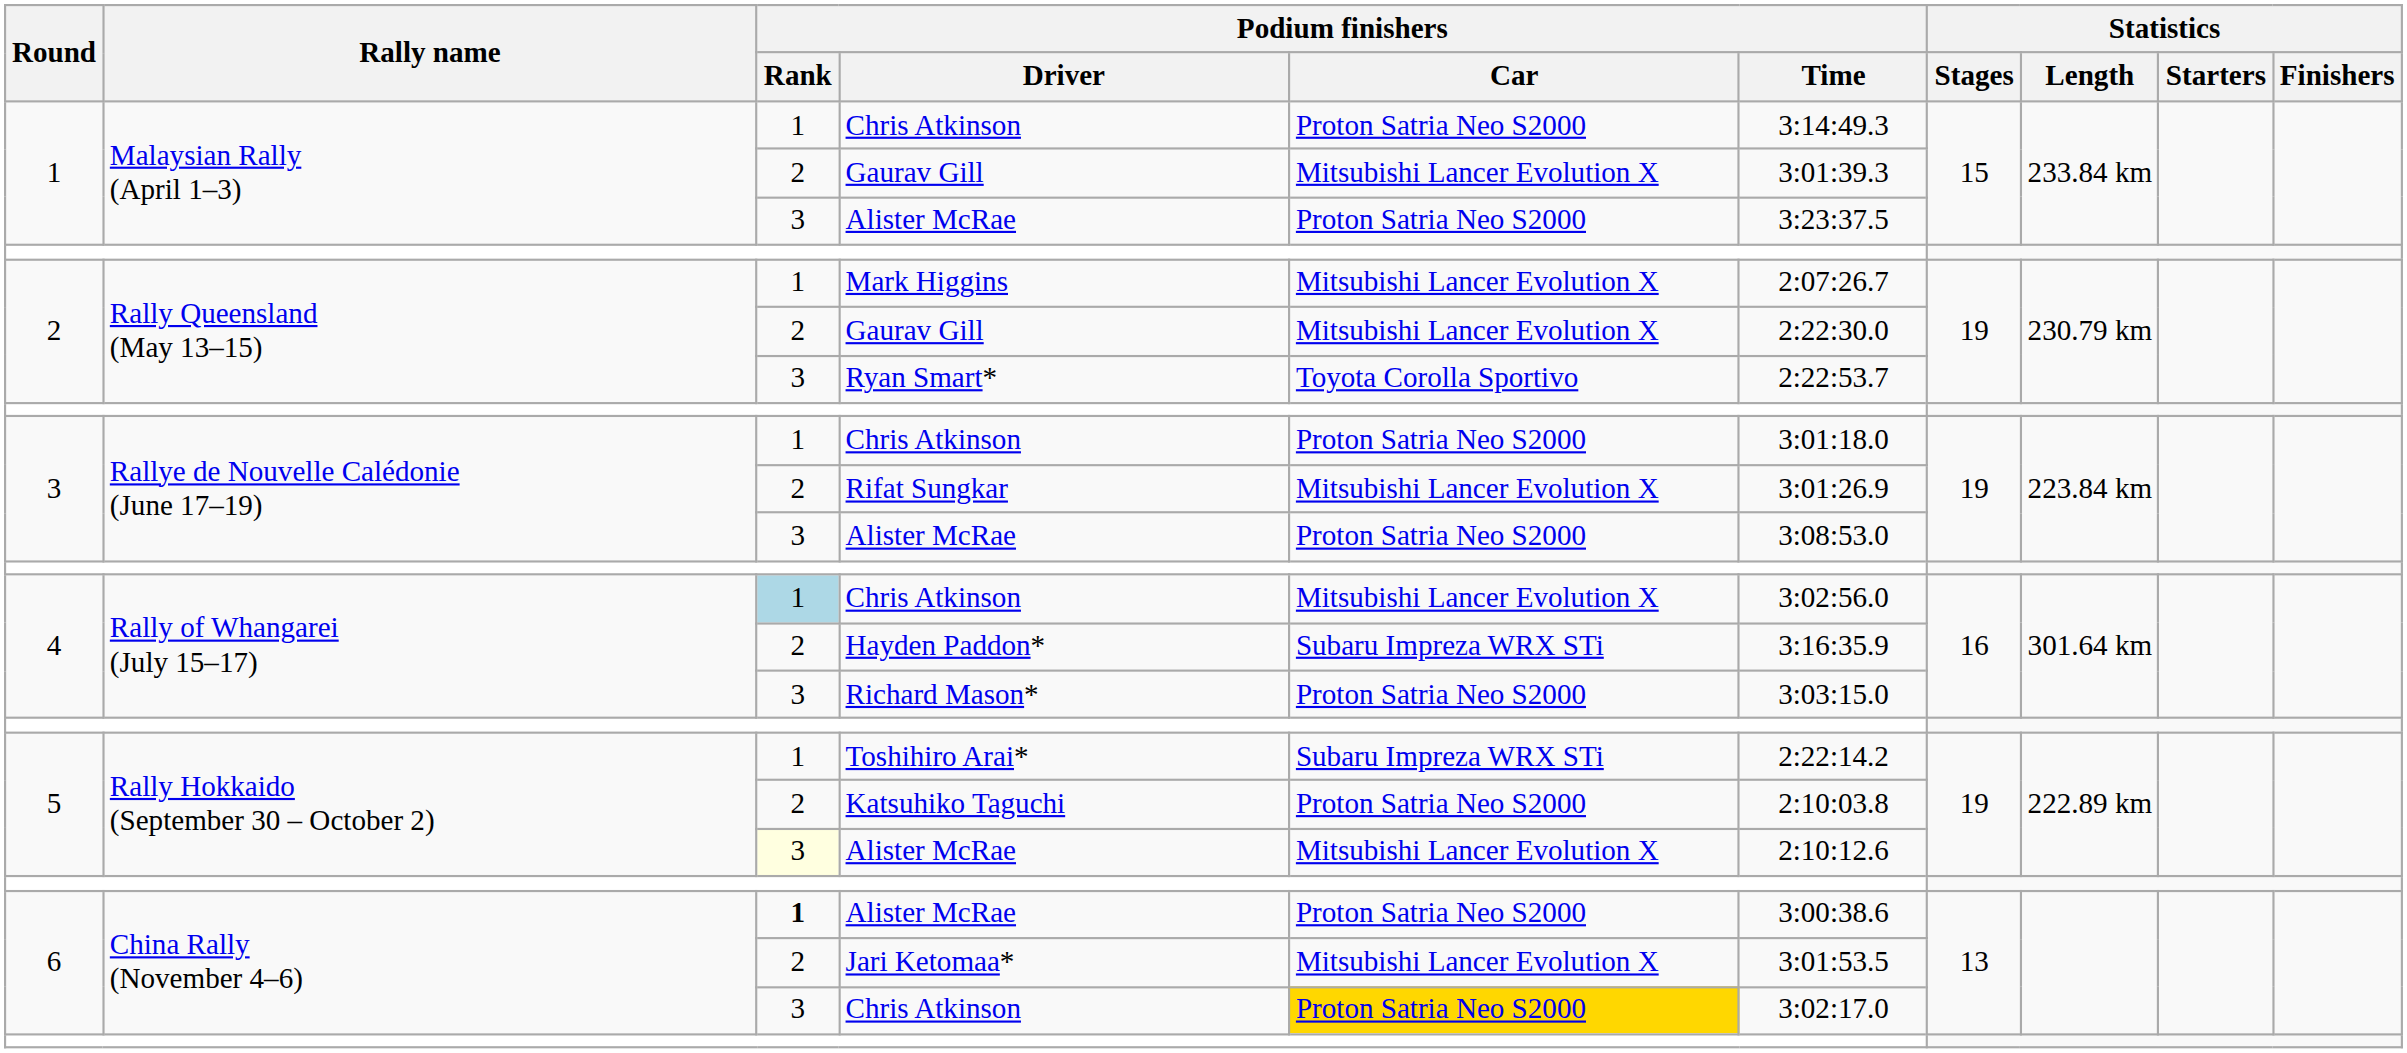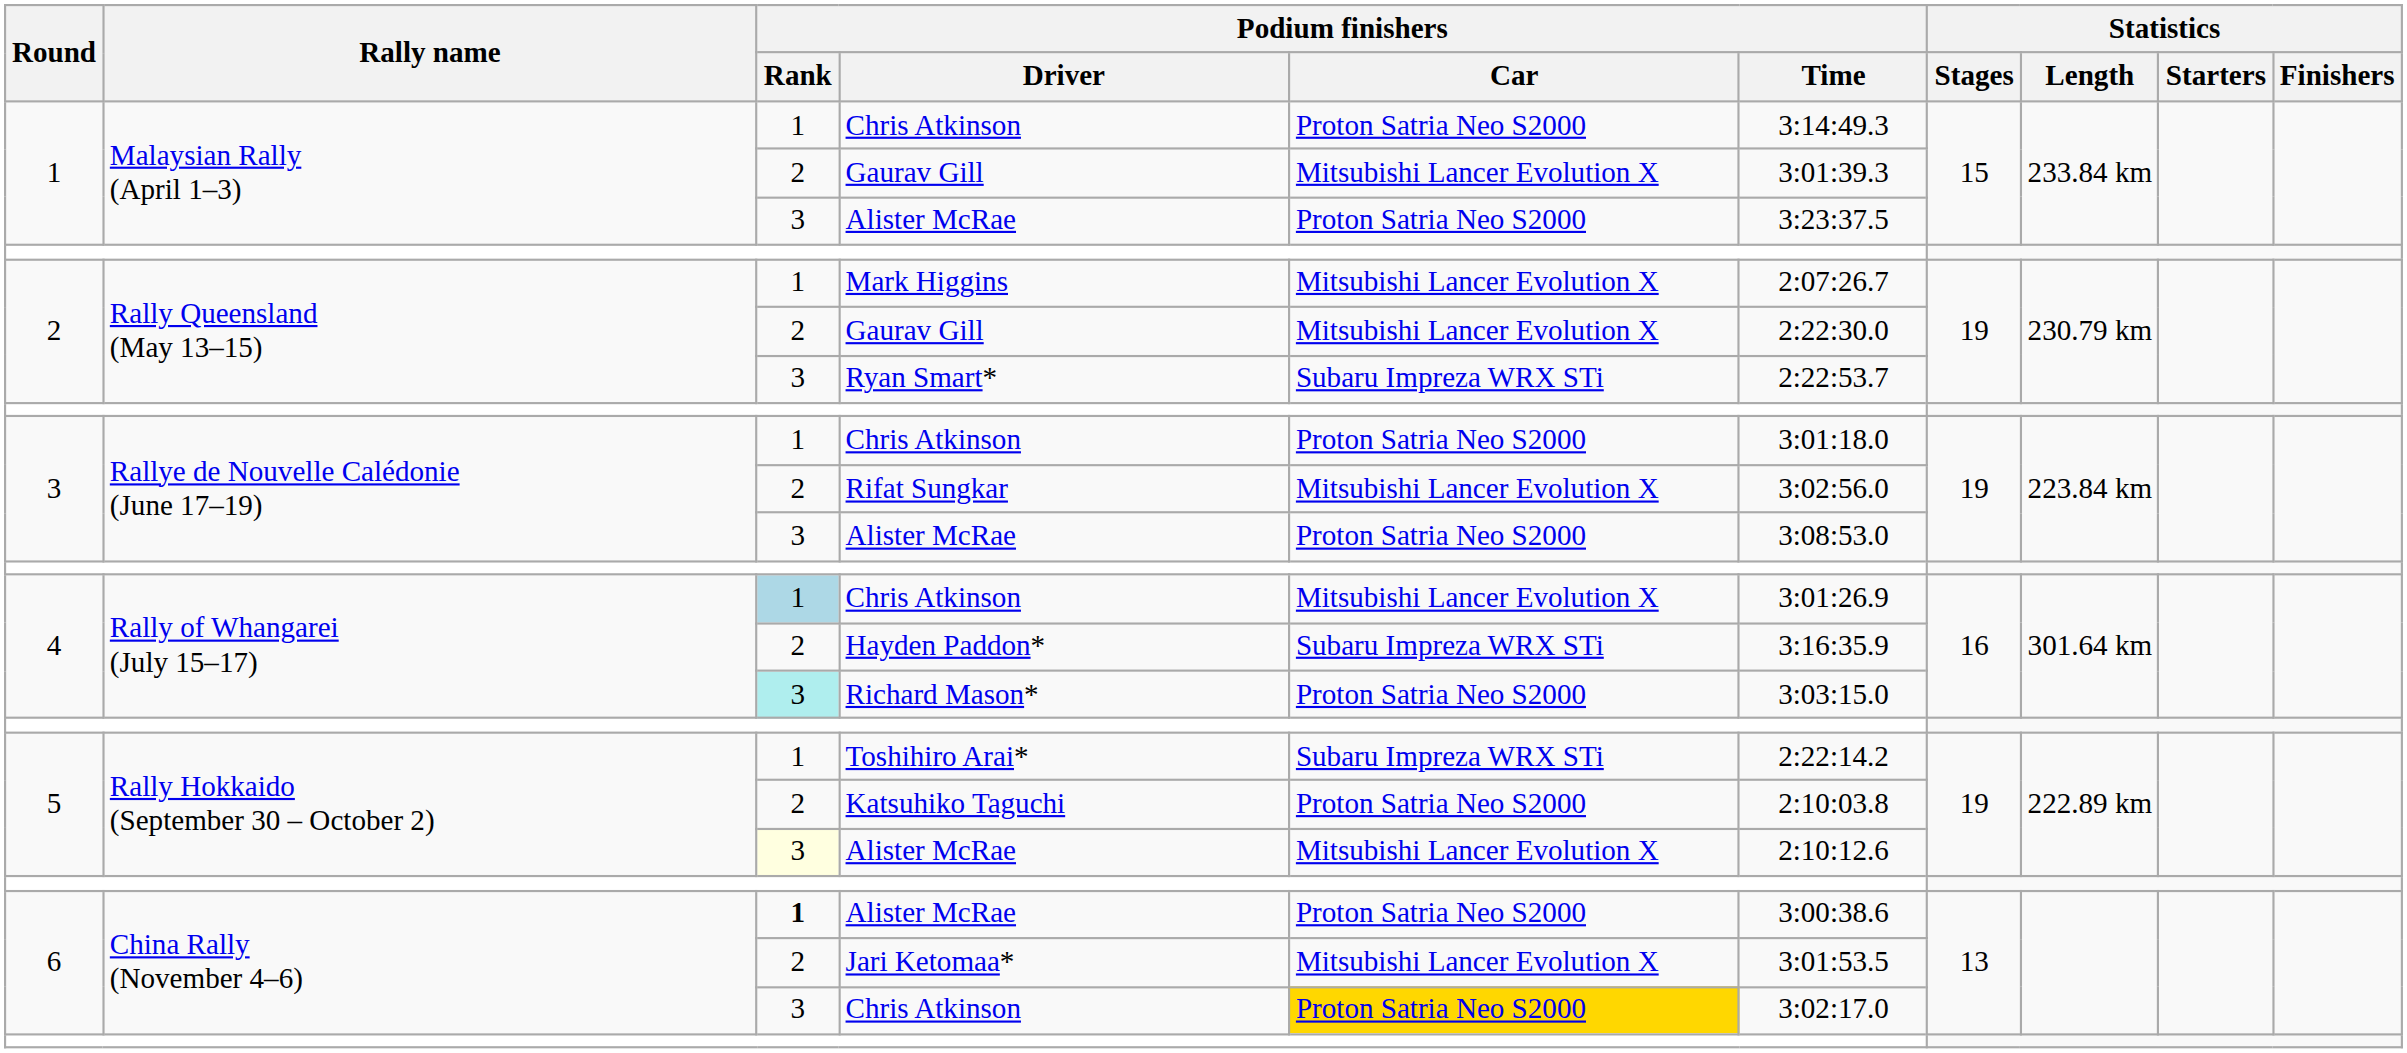(1437, 377) Toyota Corolla Sportivo -> (1450, 377) Subaru Impreza WRX STi
(1834, 487) 3:01:26.9 -> (1834, 487) 3:02:56.0
(1834, 597) 3:02:56.0 -> (1834, 597) 3:01:26.9
(798, 693) no background -> (798, 693) paleturquoise background
